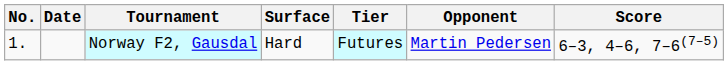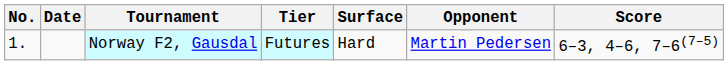columns swapped: (370, 17) <-> (297, 17)
